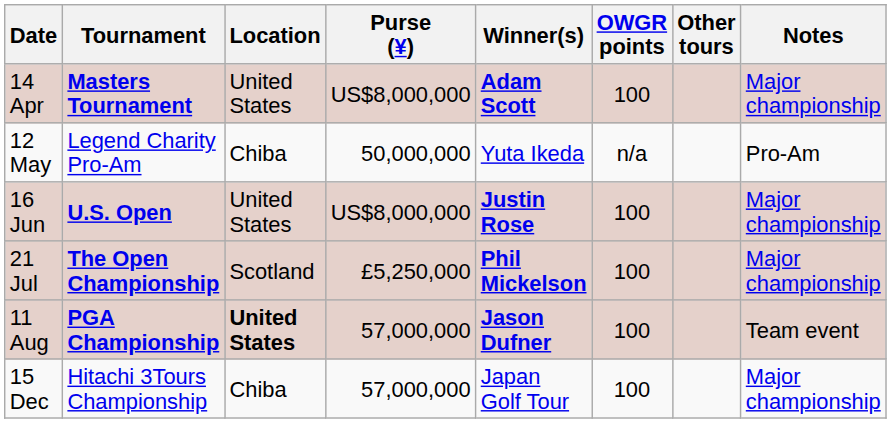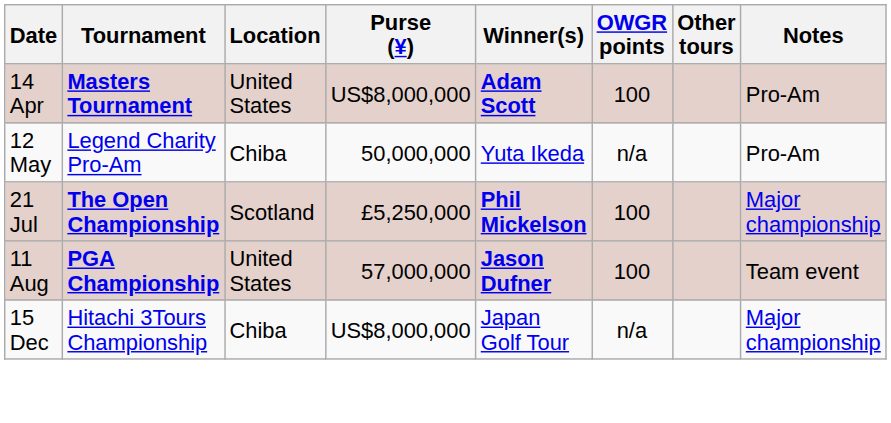(813, 94) Major championship -> (783, 94) Pro-Am
- row: (27, 212)
(263, 330) bold -> (261, 271) normal
(416, 389) 57,000,000 -> (401, 330) US$8,000,000
(632, 389) 100 -> (632, 330) n/a
